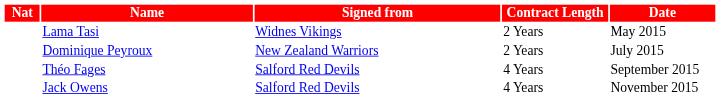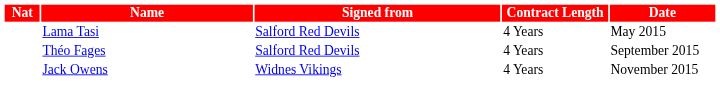(298, 31) Widnes Vikings -> (307, 31) Salford Red Devils
(523, 31) 2 Years -> (523, 31) 4 Years
- row: (97, 50)
(307, 88) Salford Red Devils -> (298, 69) Widnes Vikings
